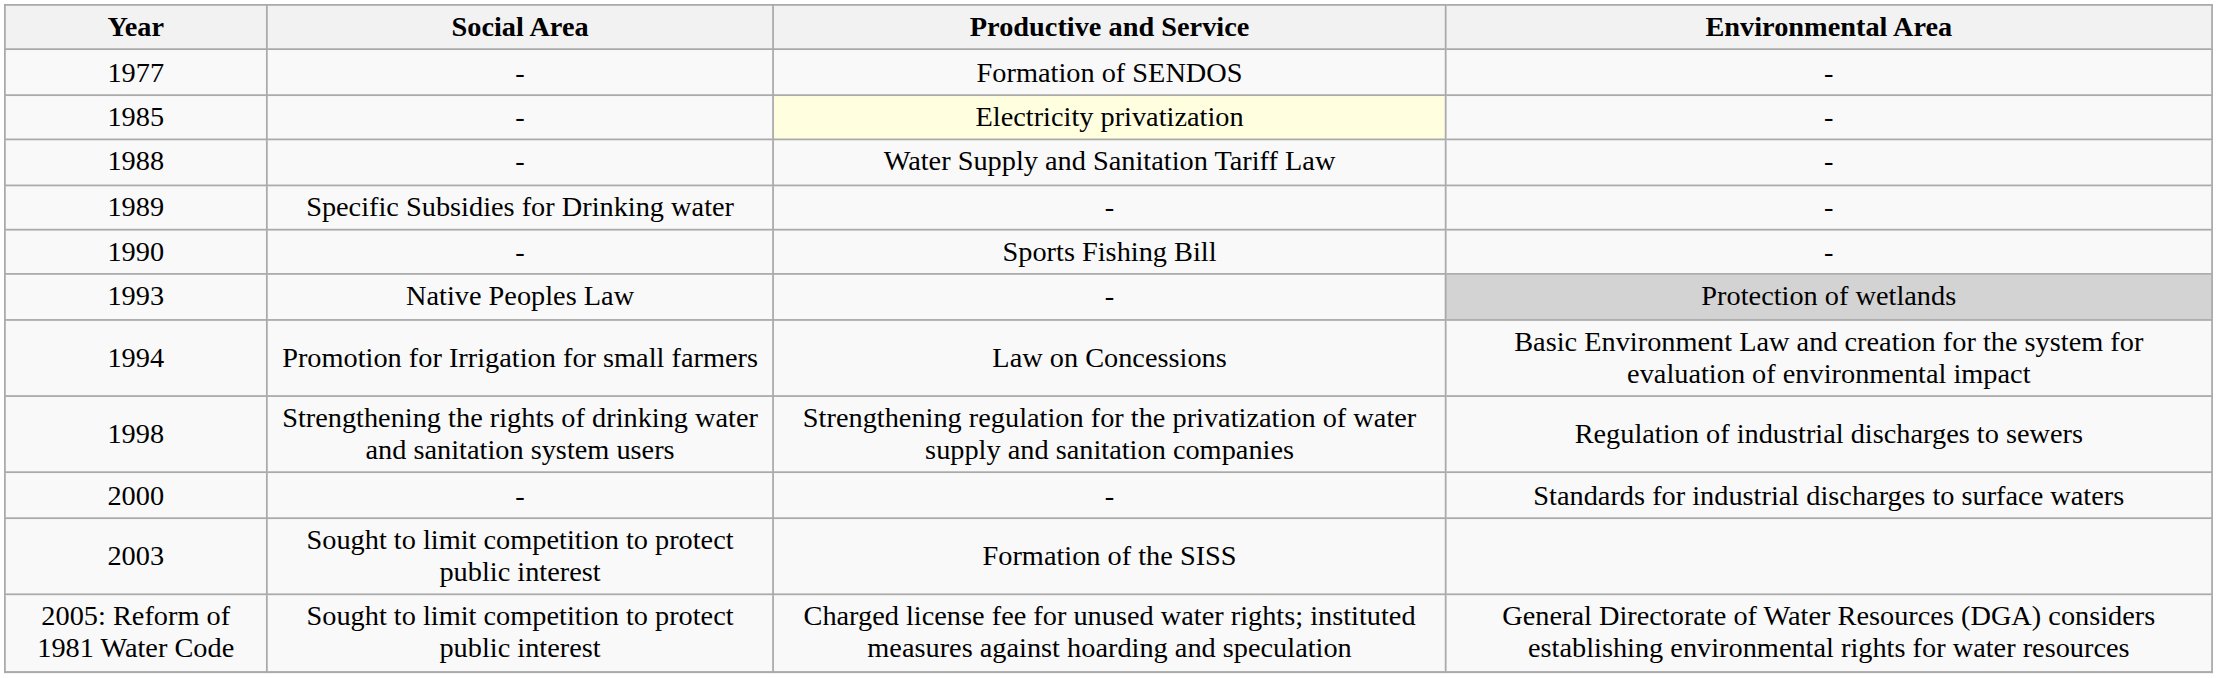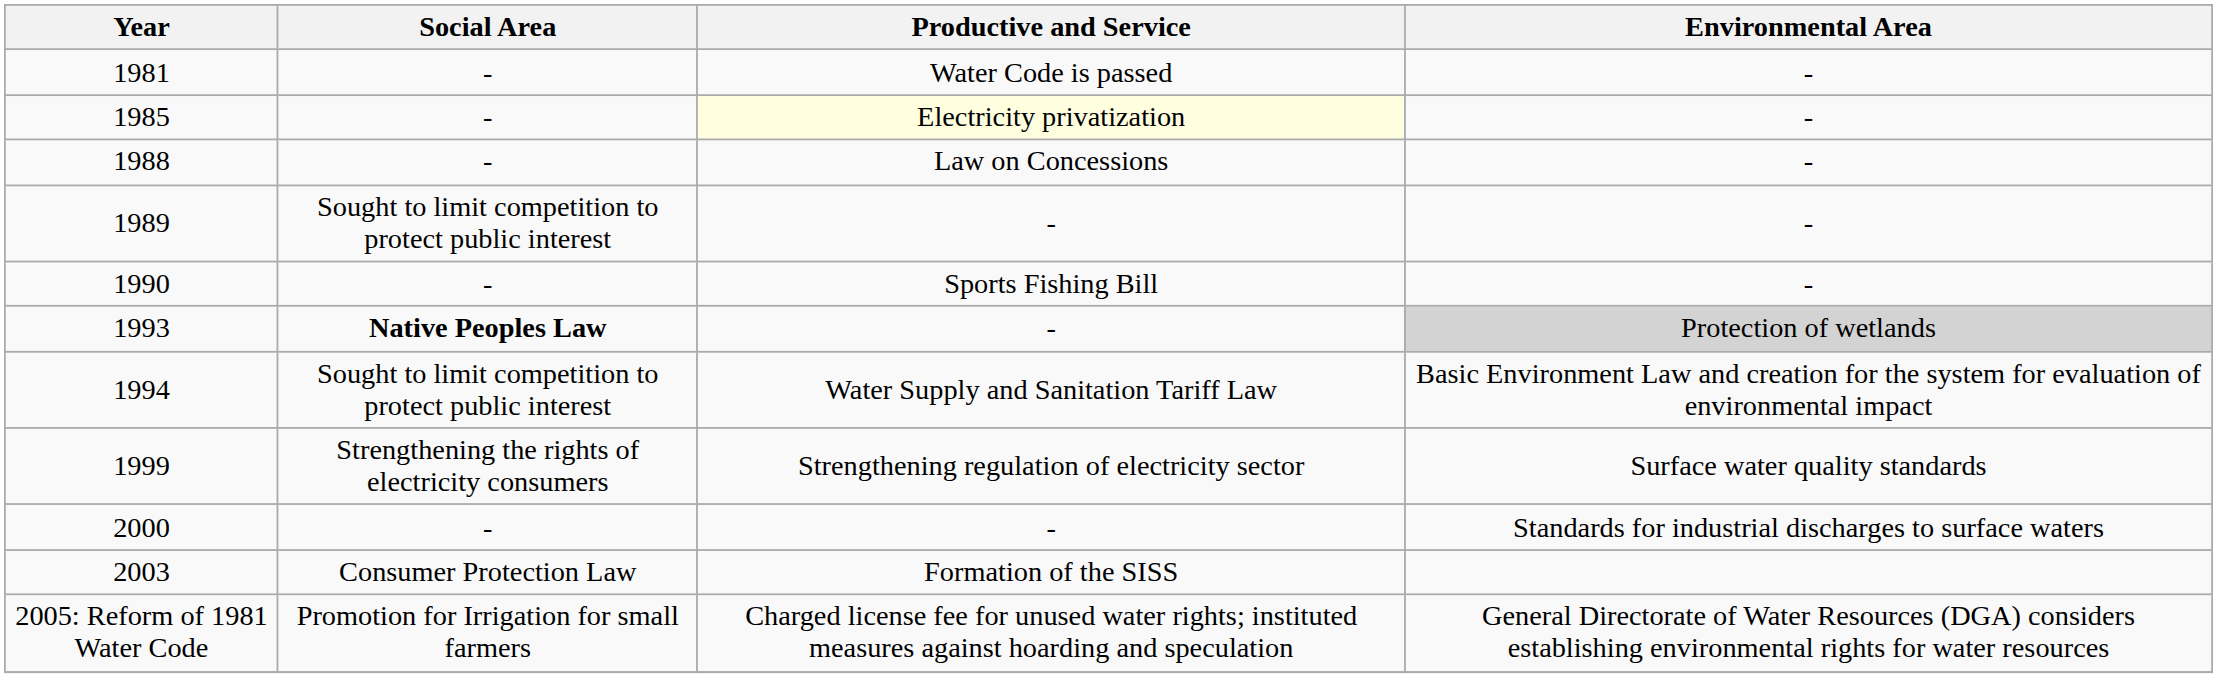- row: (136, 71)
+ row: (141, 71)
(1110, 161) Water Supply and Sanitation Tariff Law -> (1051, 161) Law on Concessions
(520, 206) Specific Subsidies for Drinking water -> (488, 222) Sought to limit competition to protect public interest
(520, 296) normal -> (488, 328) bold
(520, 357) Promotion for Irrigation for small farmers -> (488, 389) Sought to limit competition to protect public interest
(1110, 357) Law on Concessions -> (1051, 389) Water Supply and Sanitation Tariff Law
- row: (136, 434)
+ row: (141, 465)
(520, 555) Sought to limit competition to protect public interest -> (488, 571) Consumer Protection Law
(520, 632) Sought to limit competition to protect public interest -> (488, 632) Promotion for Irrigation for small farmers
